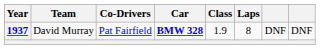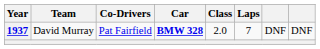(220, 31) 1.9 -> (220, 31) 2.0
(248, 31) 8 -> (248, 31) 7
